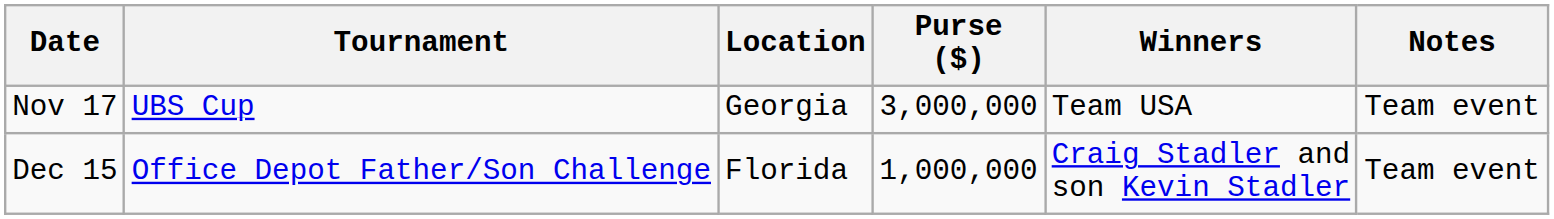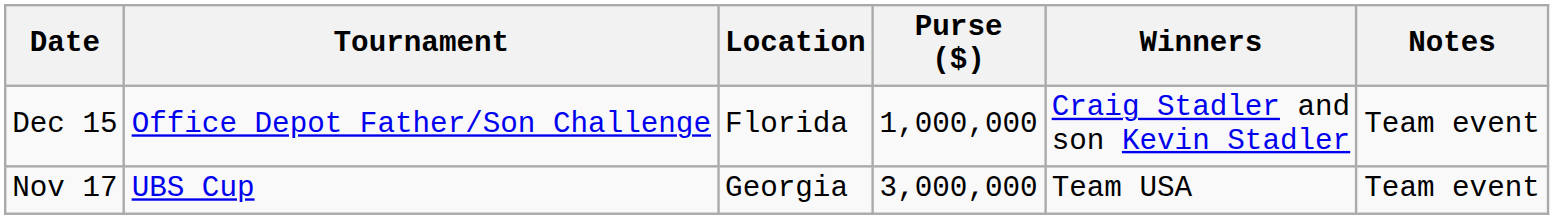rows swapped: (65, 110) <-> (65, 173)
